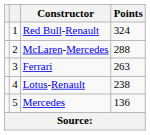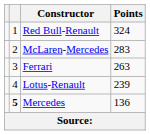(122, 48) 288 -> (122, 48) 283
(122, 84) 238 -> (122, 84) 239
(15, 102) normal -> (15, 102) bold
